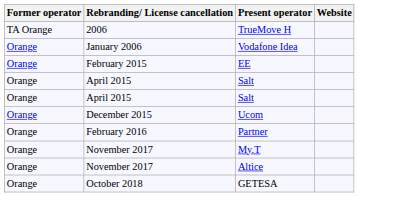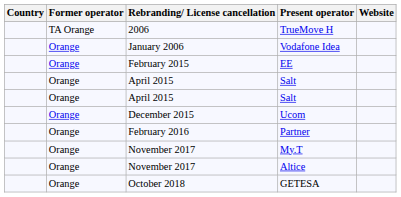+ column: (25, 13)
